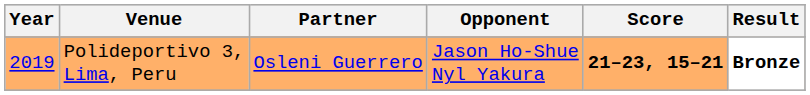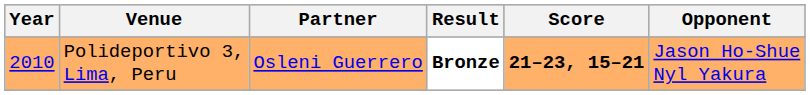columns swapped: (505, 20) <-> (766, 20)
(32, 63) 2019 -> (32, 63) 2010
